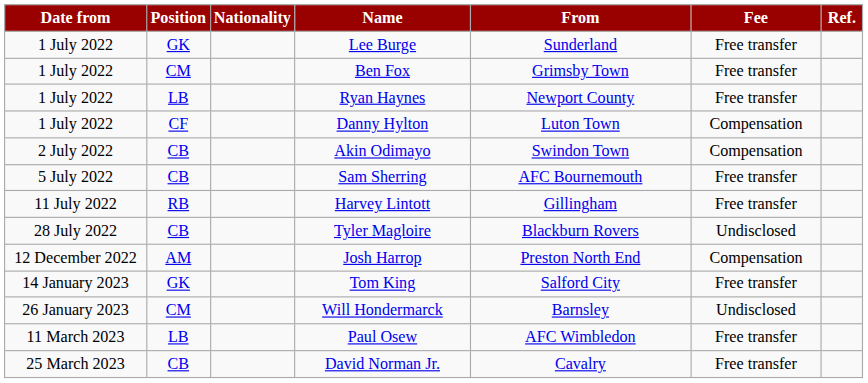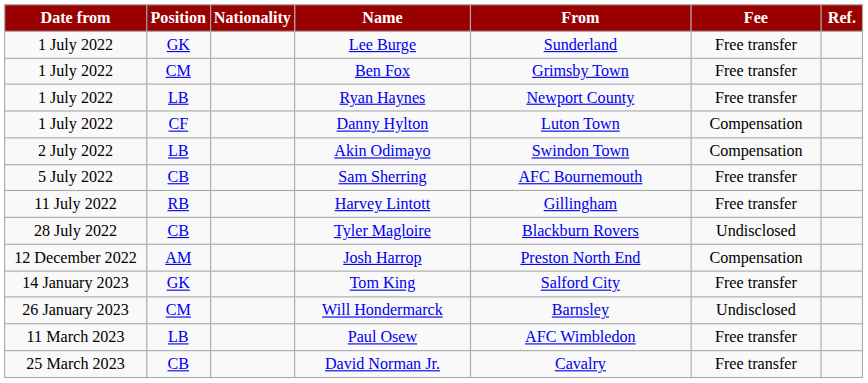(178, 151) CB -> (178, 151) LB
